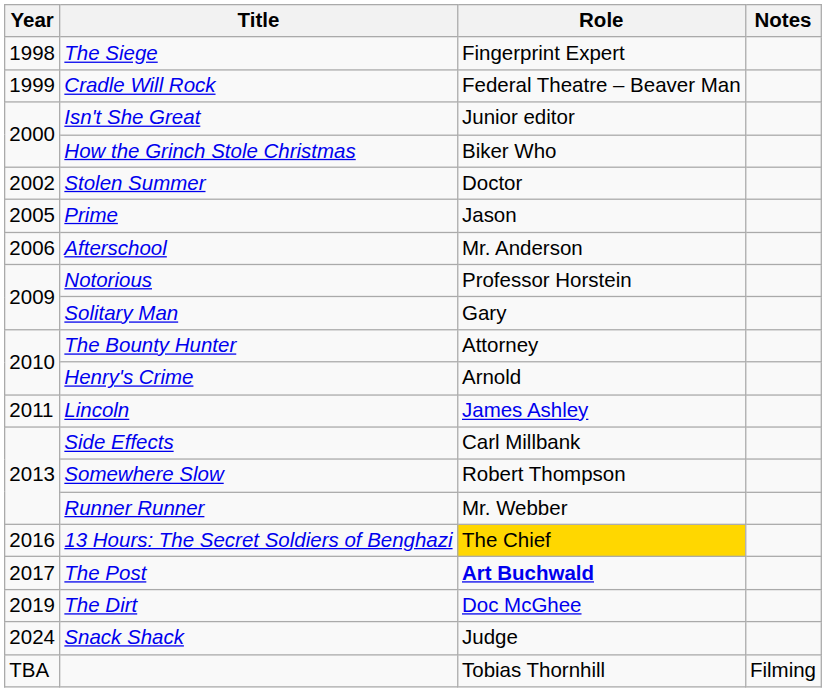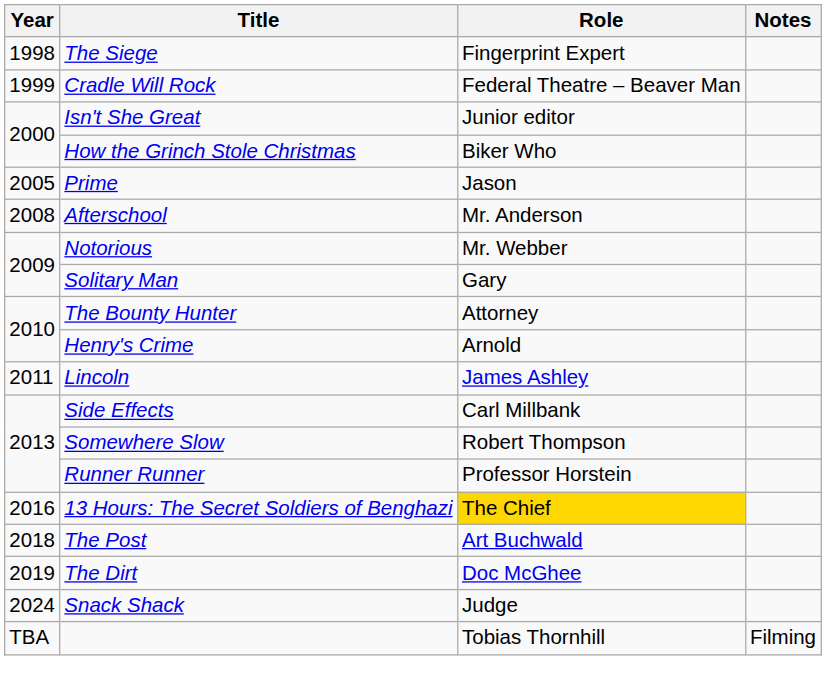- row: (135, 183)
(32, 248) 2006 -> (32, 215) 2008
(547, 280) Professor Horstein -> (515, 248) Mr. Webber
(515, 507) Mr. Webber -> (547, 475) Professor Horstein
(32, 572) 2017 -> (32, 540) 2018
(528, 572) bold -> (522, 540) normal
